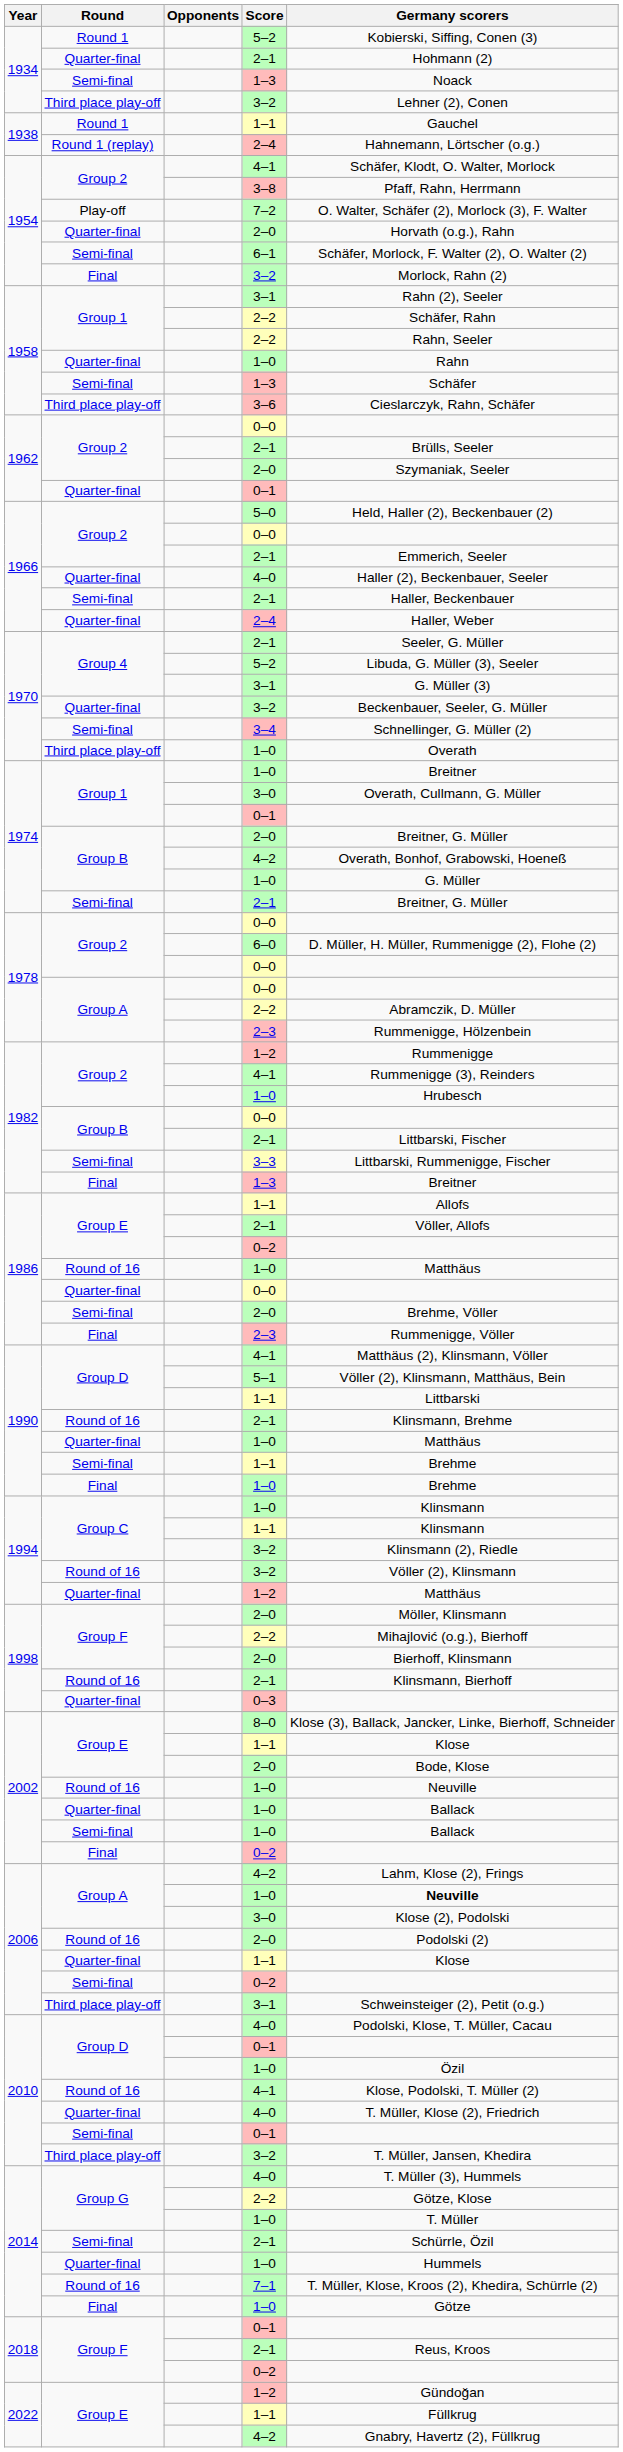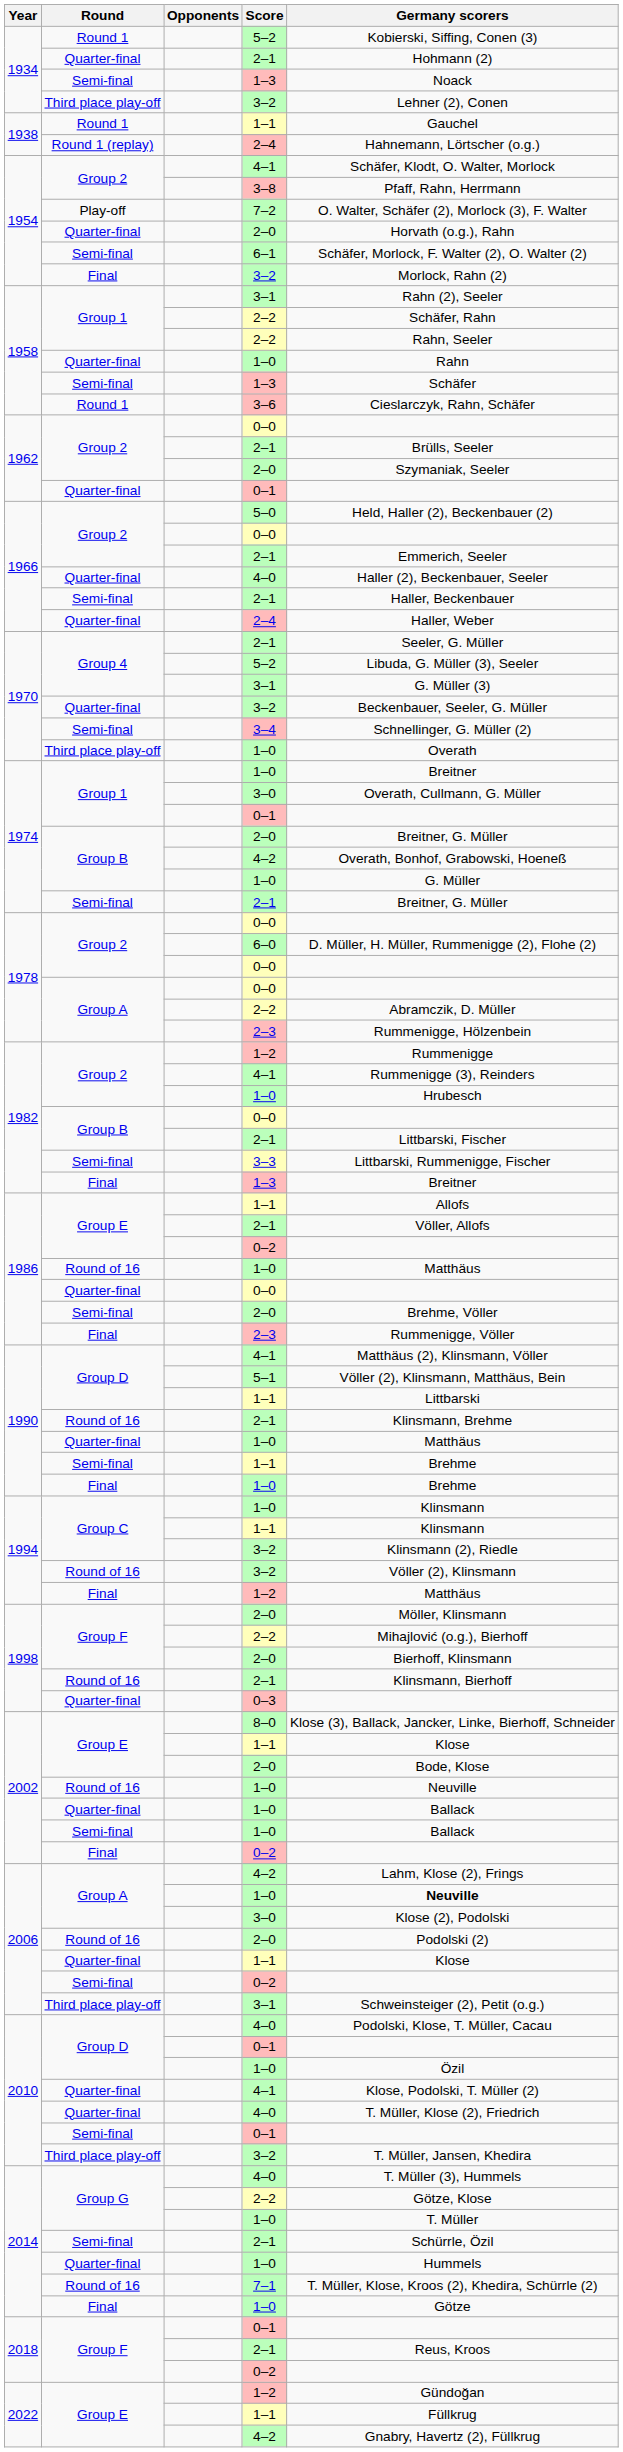(103, 405) Third place play-off -> (103, 405) Round 1
(103, 1593) Quarter-final -> (103, 1593) Final
(103, 2090) Round of 16 -> (103, 2090) Quarter-final
